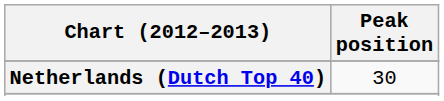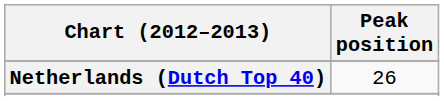(384, 78) 30 -> (384, 78) 26
